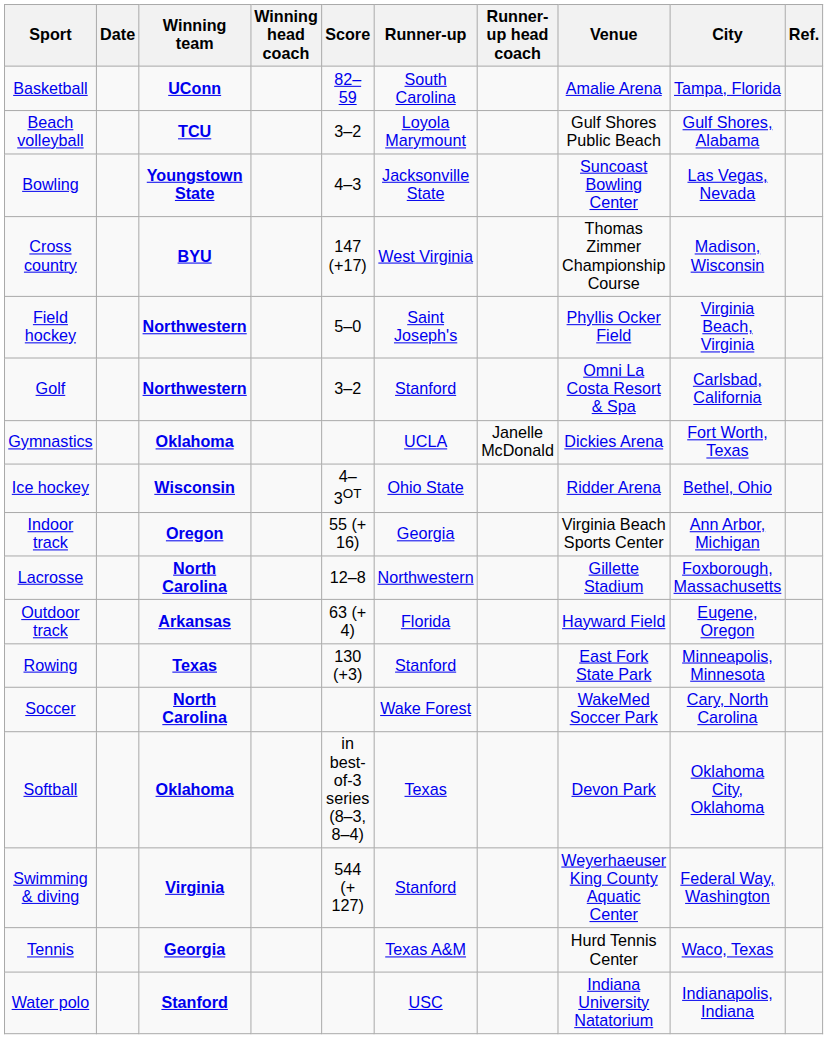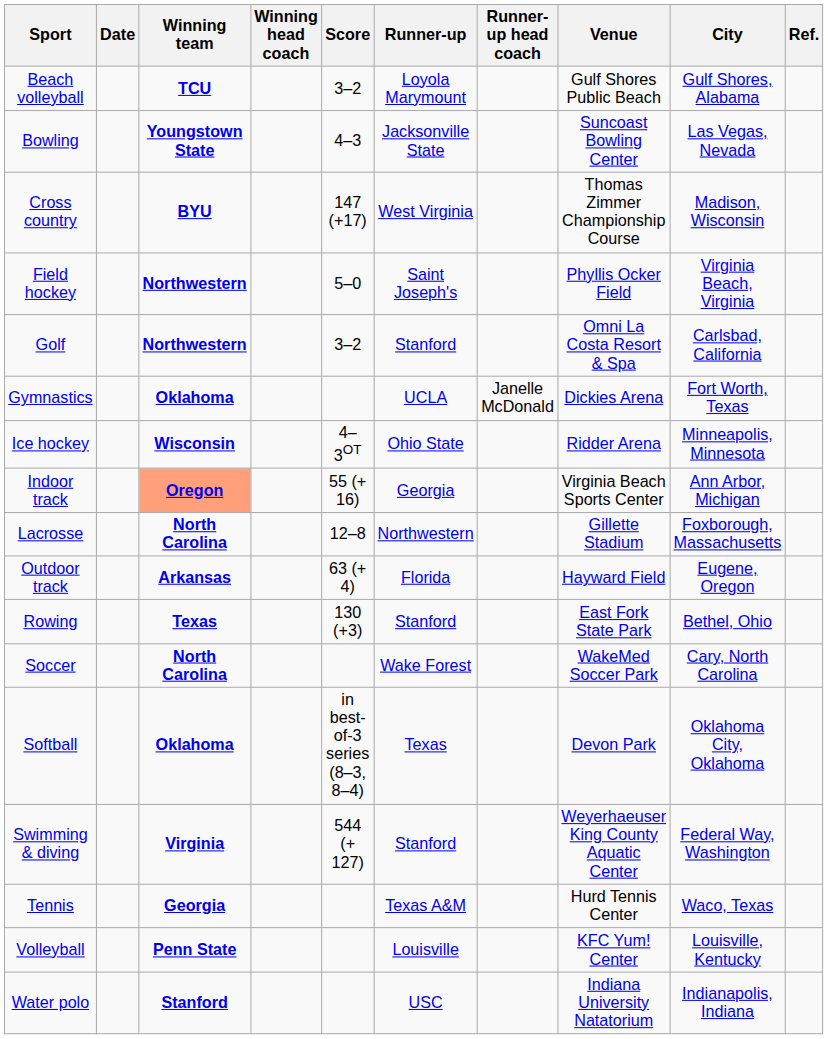- row: (50, 88)
(727, 488) Bethel, Ohio -> (727, 444) Minneapolis, Minnesota
(195, 534) no background -> (195, 490) lightsalmon background
(727, 665) Minneapolis, Minnesota -> (727, 621) Bethel, Ohio
+ row: (50, 949)
